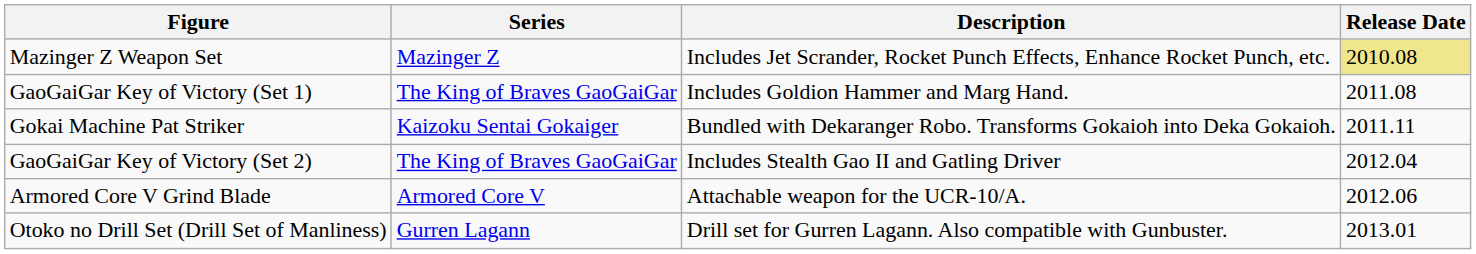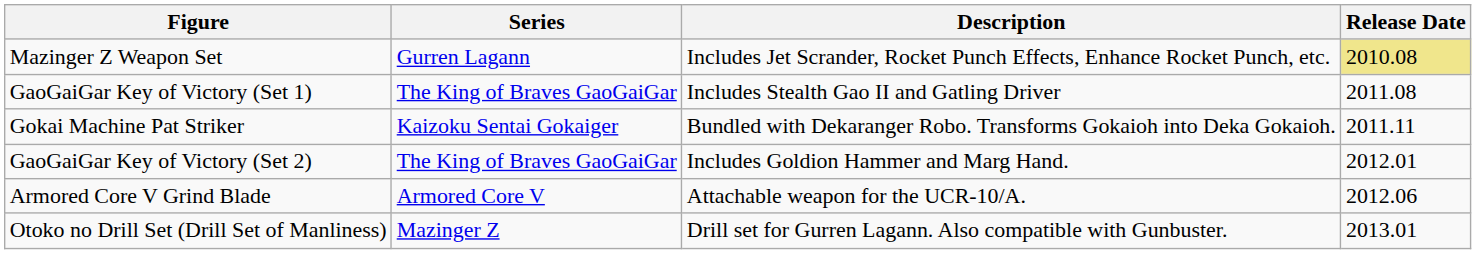(448, 56) Mazinger Z -> (463, 56) Gurren Lagann
(878, 91) Includes Goldion Hammer and Marg Hand. -> (874, 91) Includes Stealth Gao II and Gatling Driver
(874, 160) Includes Stealth Gao II and Gatling Driver -> (878, 160) Includes Goldion Hammer and Marg Hand.
(1382, 160) 2012.04 -> (1382, 160) 2012.01
(463, 230) Gurren Lagann -> (448, 230) Mazinger Z
